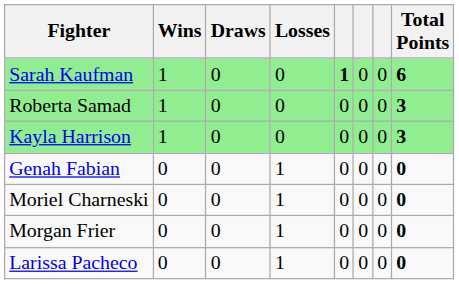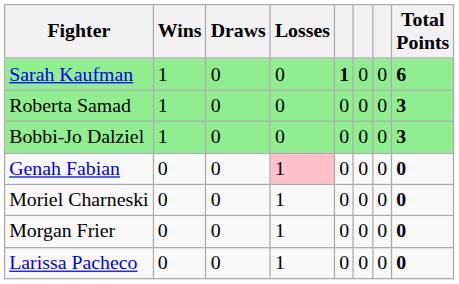- row: (70, 136)
+ row: (77, 136)
(280, 168) no background -> (280, 168) pink background
